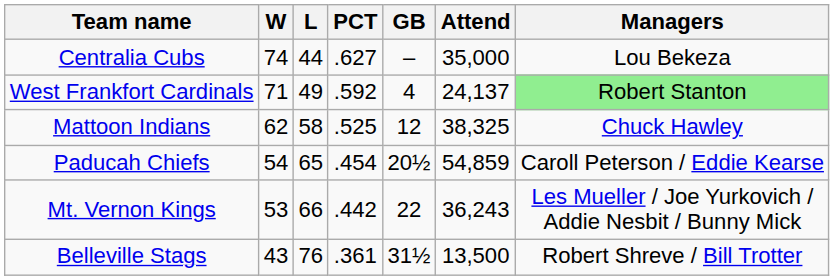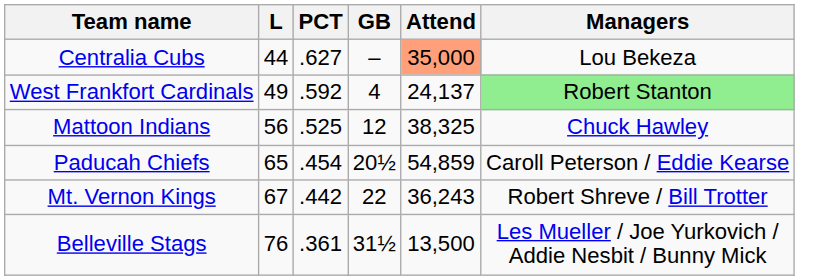- column: (276, 22)
(476, 57) no background -> (441, 57) lightsalmon background
(311, 127) 58 -> (276, 127) 56
(311, 209) 66 -> (276, 197) 67
(672, 209) Les Mueller / Joe Yurkovich / Addie Nesbit / Bunny Mick -> (638, 197) Robert Shreve / Bill Trotter
(672, 256) Robert Shreve / Bill Trotter -> (638, 244) Les Mueller / Joe Yurkovich / Addie Nesbit / Bunny Mick
